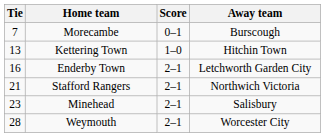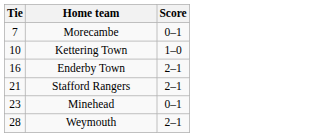- column: (255, 13)
(15, 50) 13 -> (15, 50) 10
(173, 104) 2–1 -> (173, 104) 0–1
